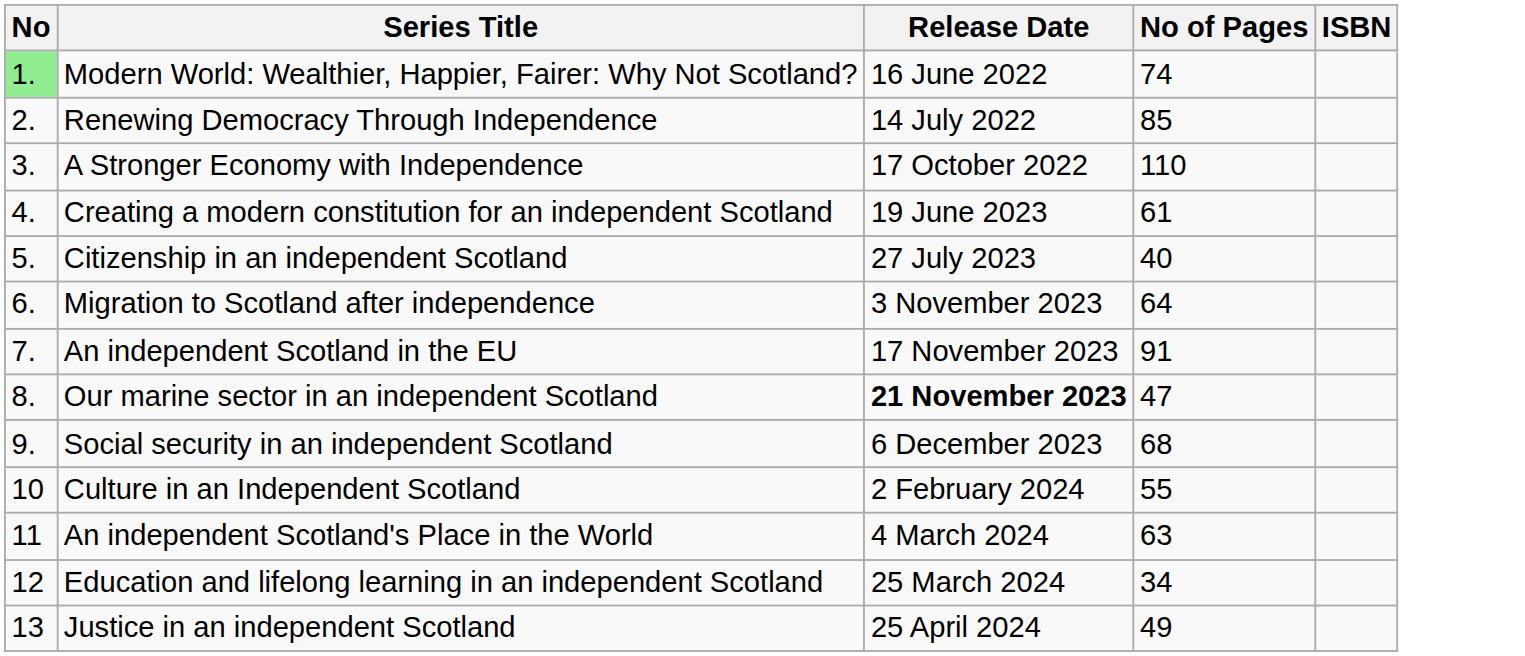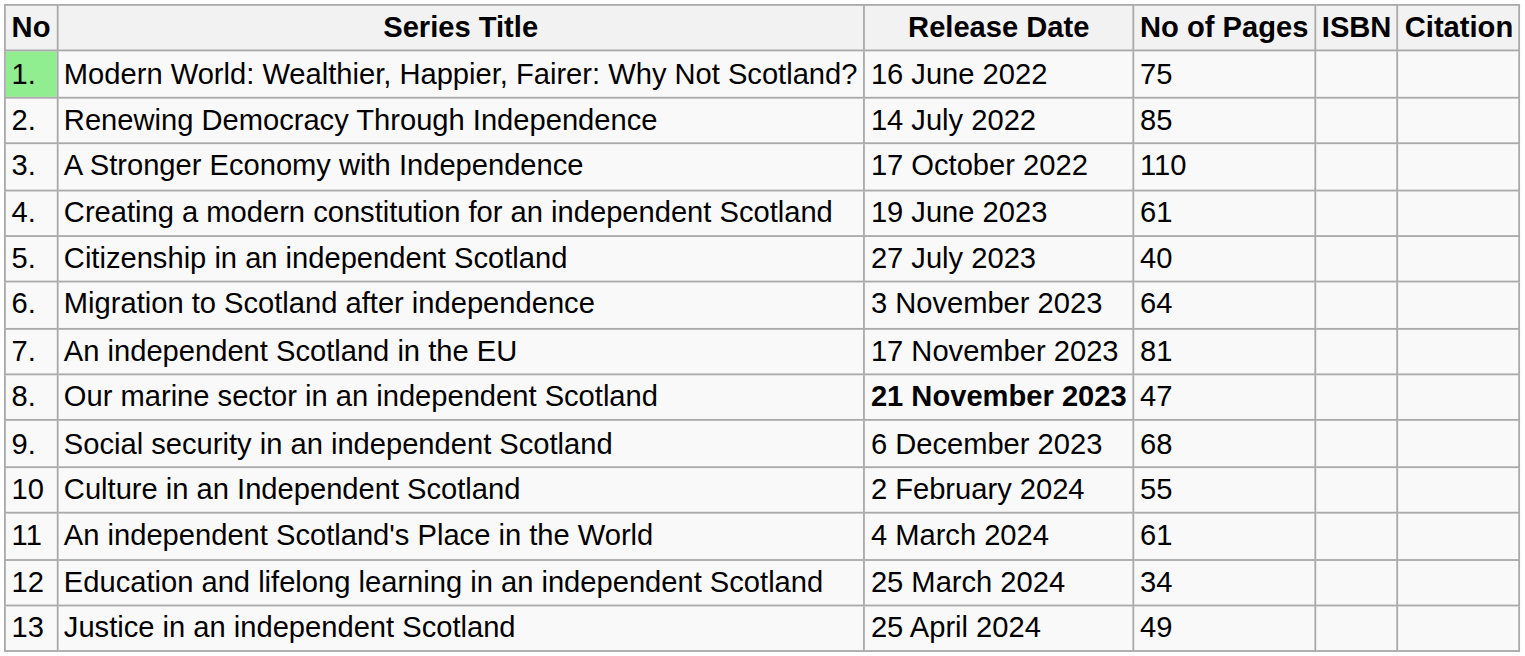+ column: (1459, 27)
(1156, 73) 74 -> (1156, 73) 75
(1156, 350) 91 -> (1156, 350) 81
(1156, 535) 63 -> (1156, 535) 61
